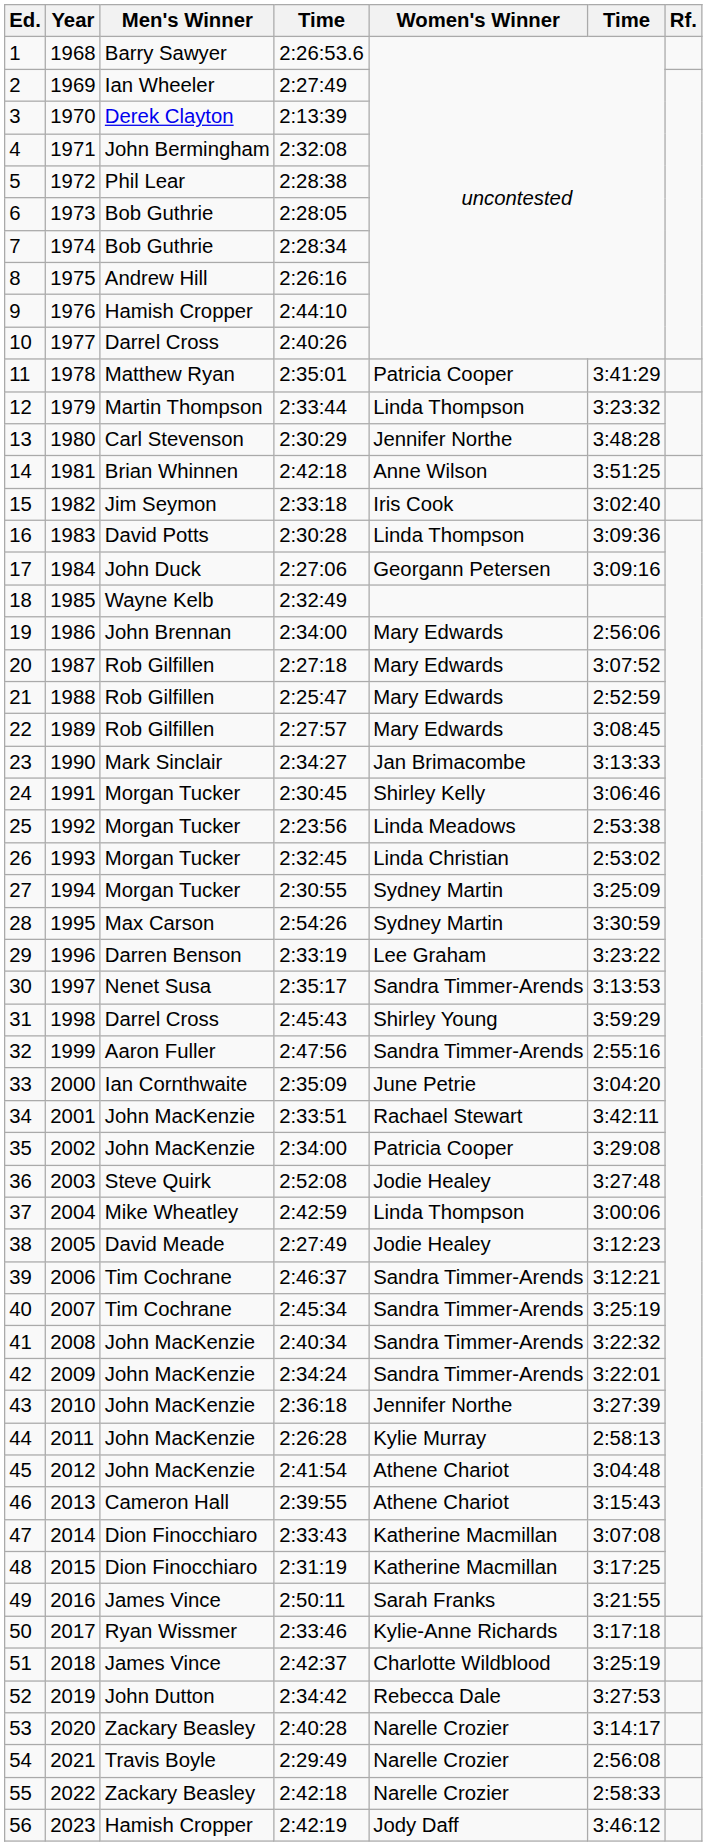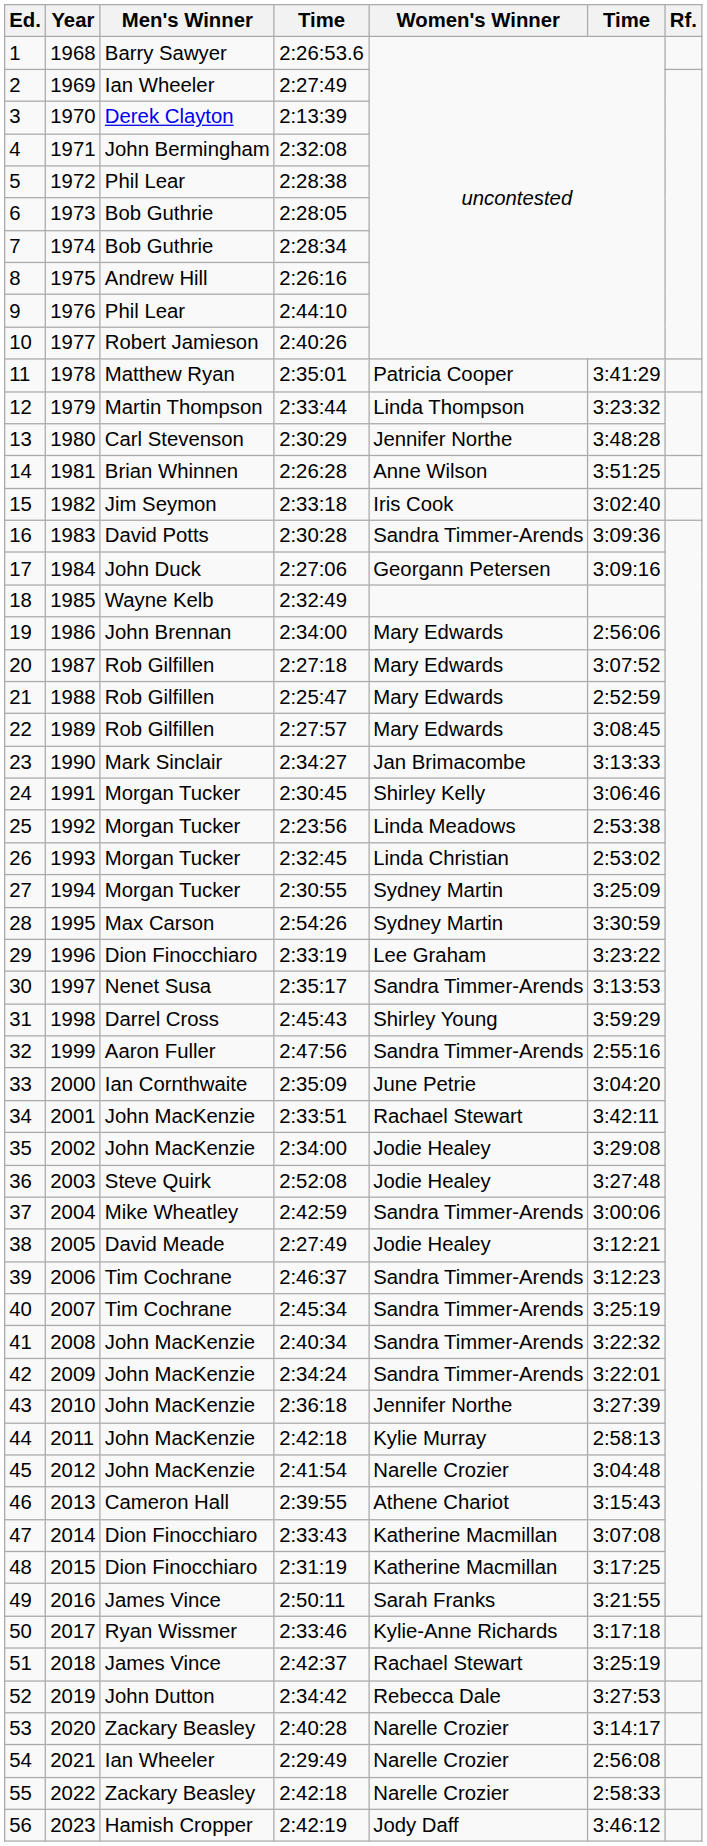(179, 310) Hamish Cropper -> (145, 310) Phil Lear
(162, 342) Darrel Cross -> (182, 342) Robert Jamieson
(313, 471) 2:42:18 -> (313, 471) 2:26:28
(449, 536) Linda Thompson -> (478, 536) Sandra Timmer-Arends
(173, 955) Darren Benson -> (181, 955) Dion Finocchiaro
(443, 1148) Patricia Cooper -> (432, 1148) Jodie Healey
(449, 1212) Linda Thompson -> (478, 1212) Sandra Timmer-Arends
(627, 1245) 3:12:23 -> (627, 1245) 3:12:21
(627, 1277) 3:12:21 -> (627, 1277) 3:12:23
(313, 1438) 2:26:28 -> (313, 1438) 2:42:18
(441, 1470) Athene Chariot -> (441, 1470) Narelle Crozier
(462, 1664) Charlotte Wildblood -> (448, 1664) Rachael Stewart
(160, 1760) Travis Boyle -> (160, 1760) Ian Wheeler
